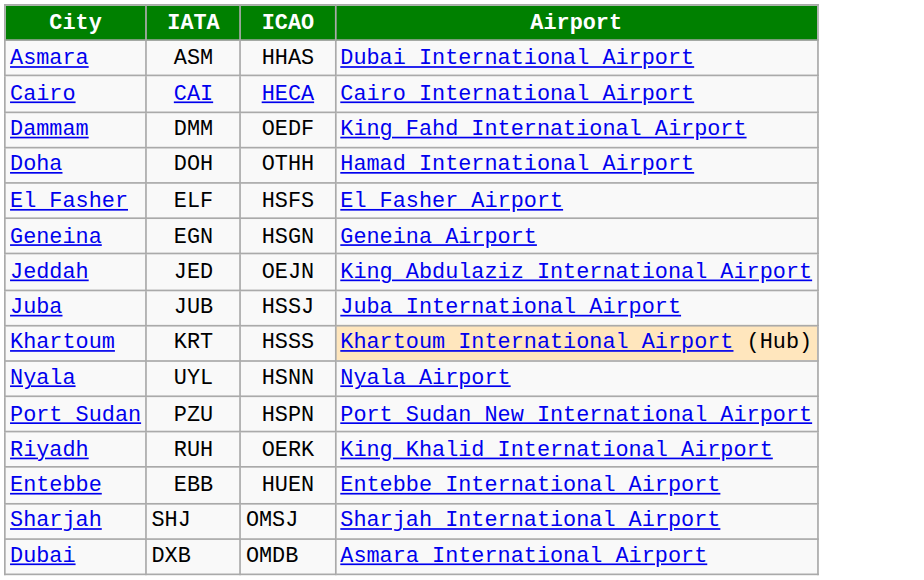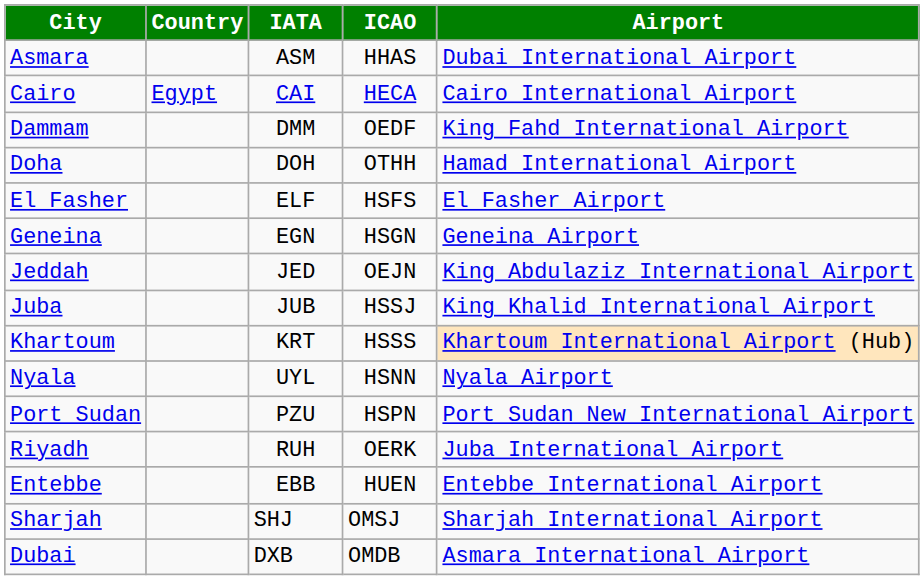+ column: (197, 23)
(511, 307) Juba International Airport -> (659, 307) King Khalid International Airport
(557, 450) King Khalid International Airport -> (613, 450) Juba International Airport
